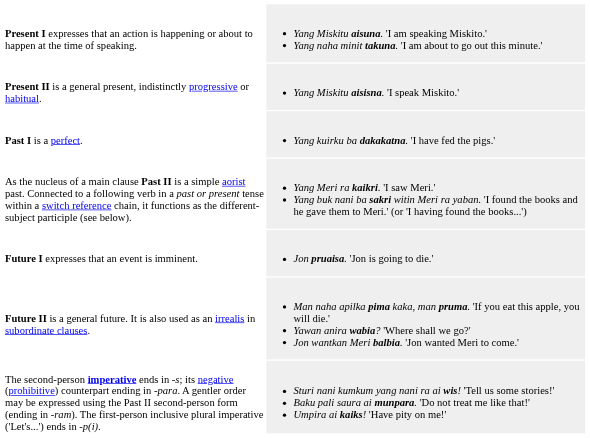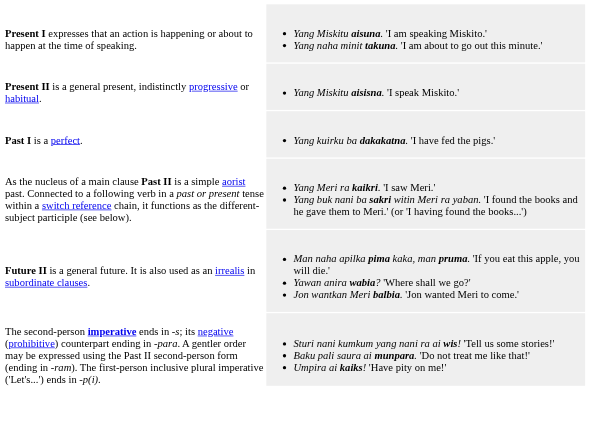- row: (101, 259)
